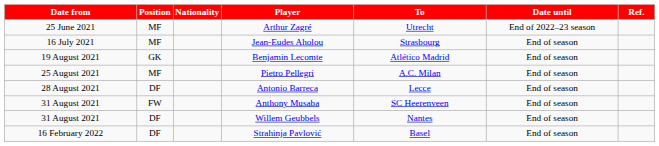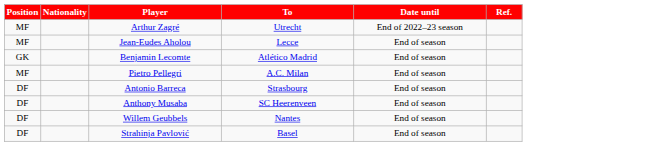- column: (70, 12)
(420, 42) Strasbourg -> (287, 42) Lecce
(420, 88) Lecce -> (287, 88) Strasbourg
(155, 103) FW -> (22, 103) DF
